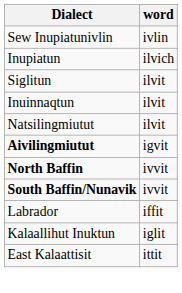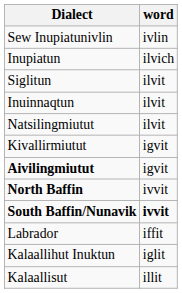+ row: (47, 146)
(155, 189) normal -> (156, 211) bold
+ row: (37, 277)
- row: (49, 255)
